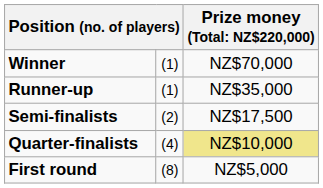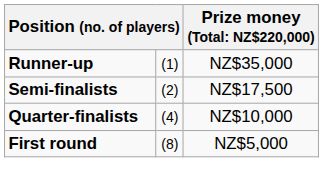- row: (37, 63)
(251, 143) khaki background -> (251, 116) no background
